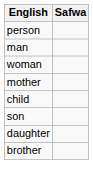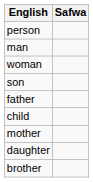rows swapped: (24, 82) <-> (16, 116)
+ row: (21, 99)
